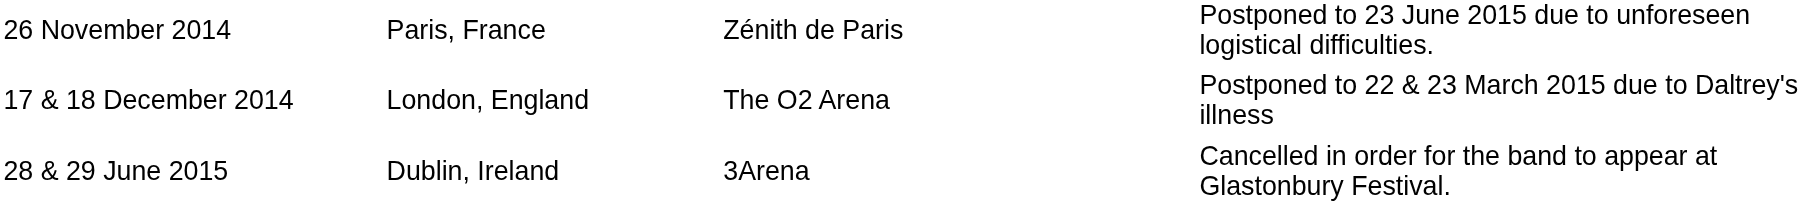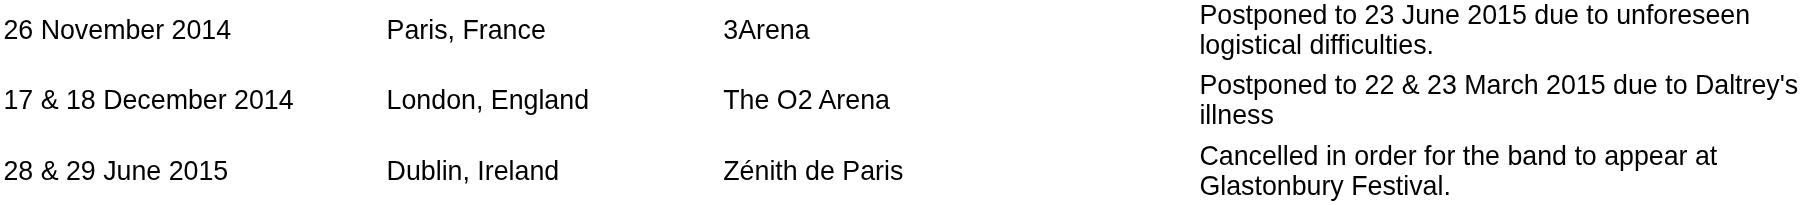(813, 29) Zénith de Paris -> (766, 29) 3Arena
(766, 171) 3Arena -> (813, 171) Zénith de Paris
